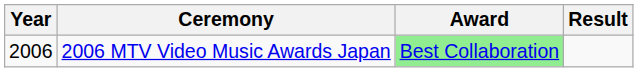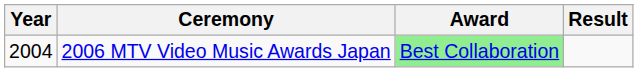(31, 50) 2006 -> (31, 50) 2004
